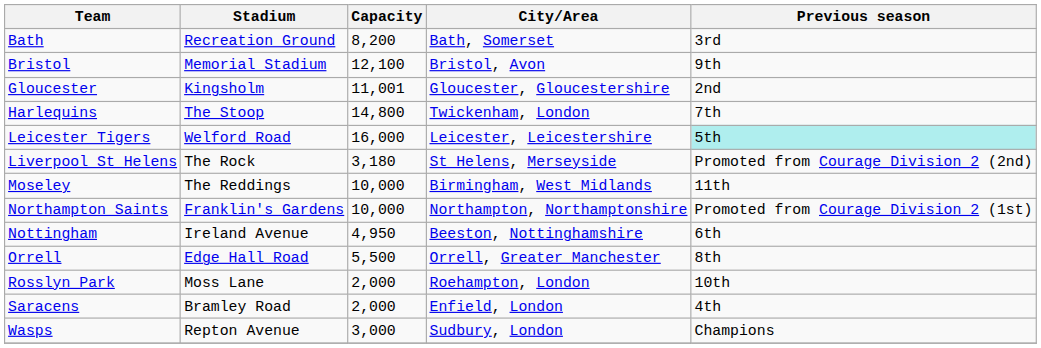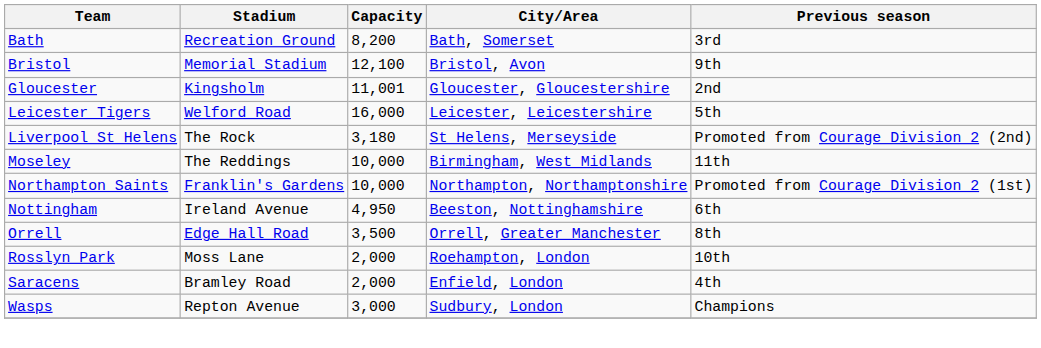- row: (53, 113)
(708, 137) paleturquoise background -> (708, 113) no background
(374, 258) 5,500 -> (374, 234) 3,500
